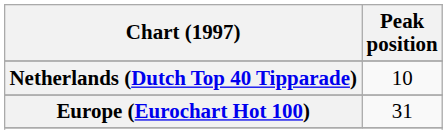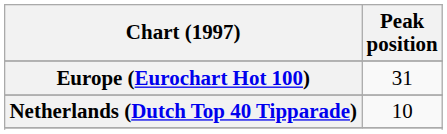rows swapped: (183, 111) <-> (183, 77)
